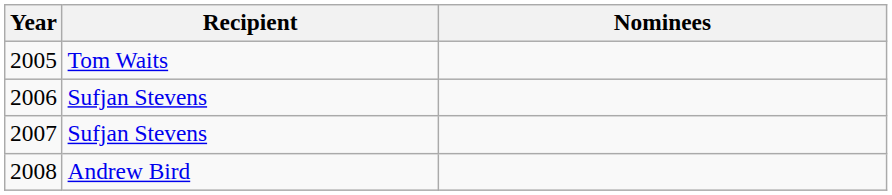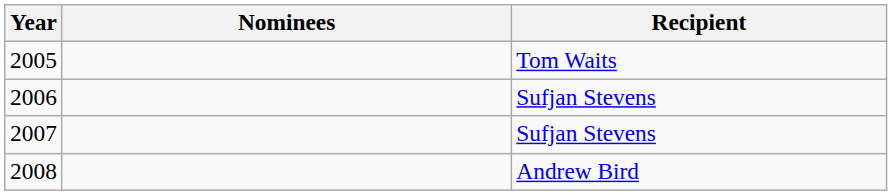columns swapped: (250, 23) <-> (662, 23)
